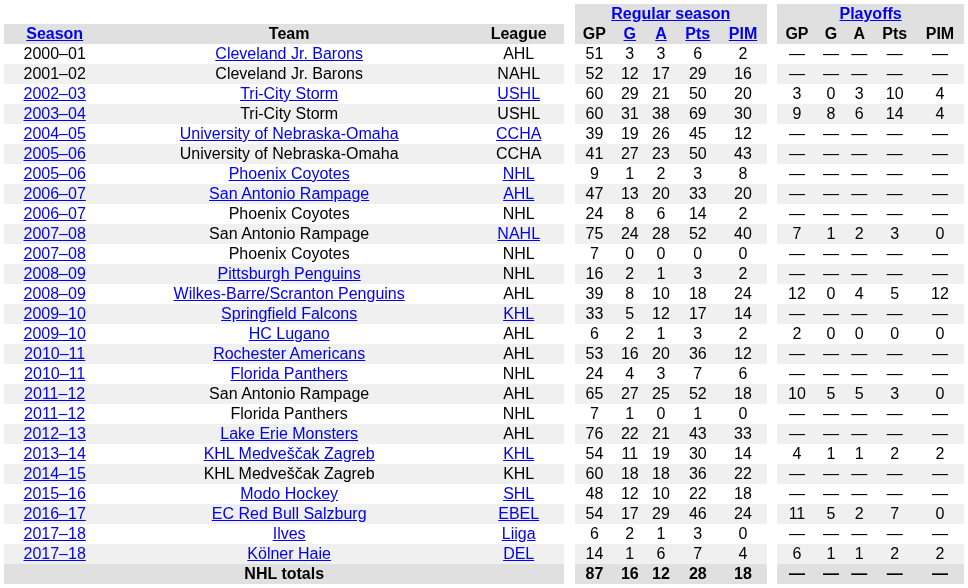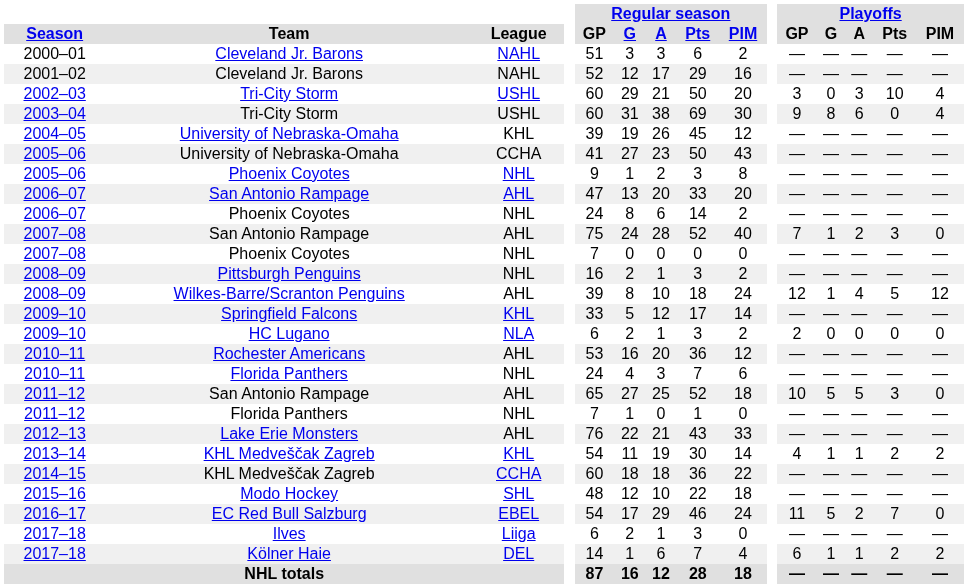(519, 54) AHL -> (519, 54) NAHL
(895, 114) 14 -> (895, 114) 0
(519, 134) CCHA -> (519, 134) KHL
(519, 234) NAHL -> (519, 234) AHL
(831, 294) 0 -> (831, 294) 1
(519, 334) AHL -> (519, 334) NLA
(519, 474) KHL -> (519, 474) CCHA
